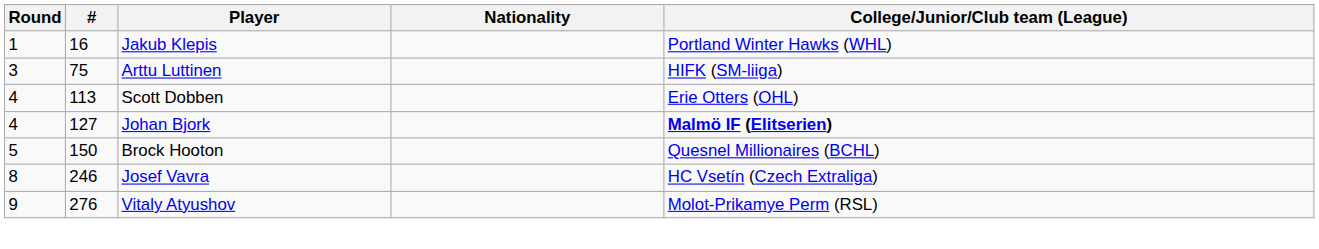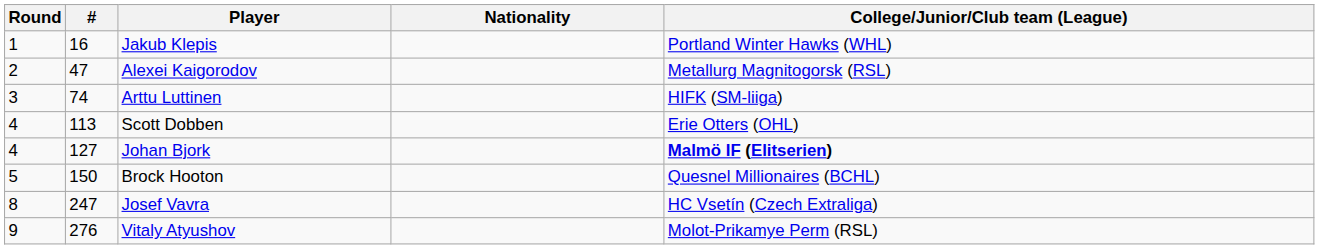+ row: (189, 71)
(79, 71) 75 -> (79, 97) 74
(83, 177) 246 -> (83, 204) 247
